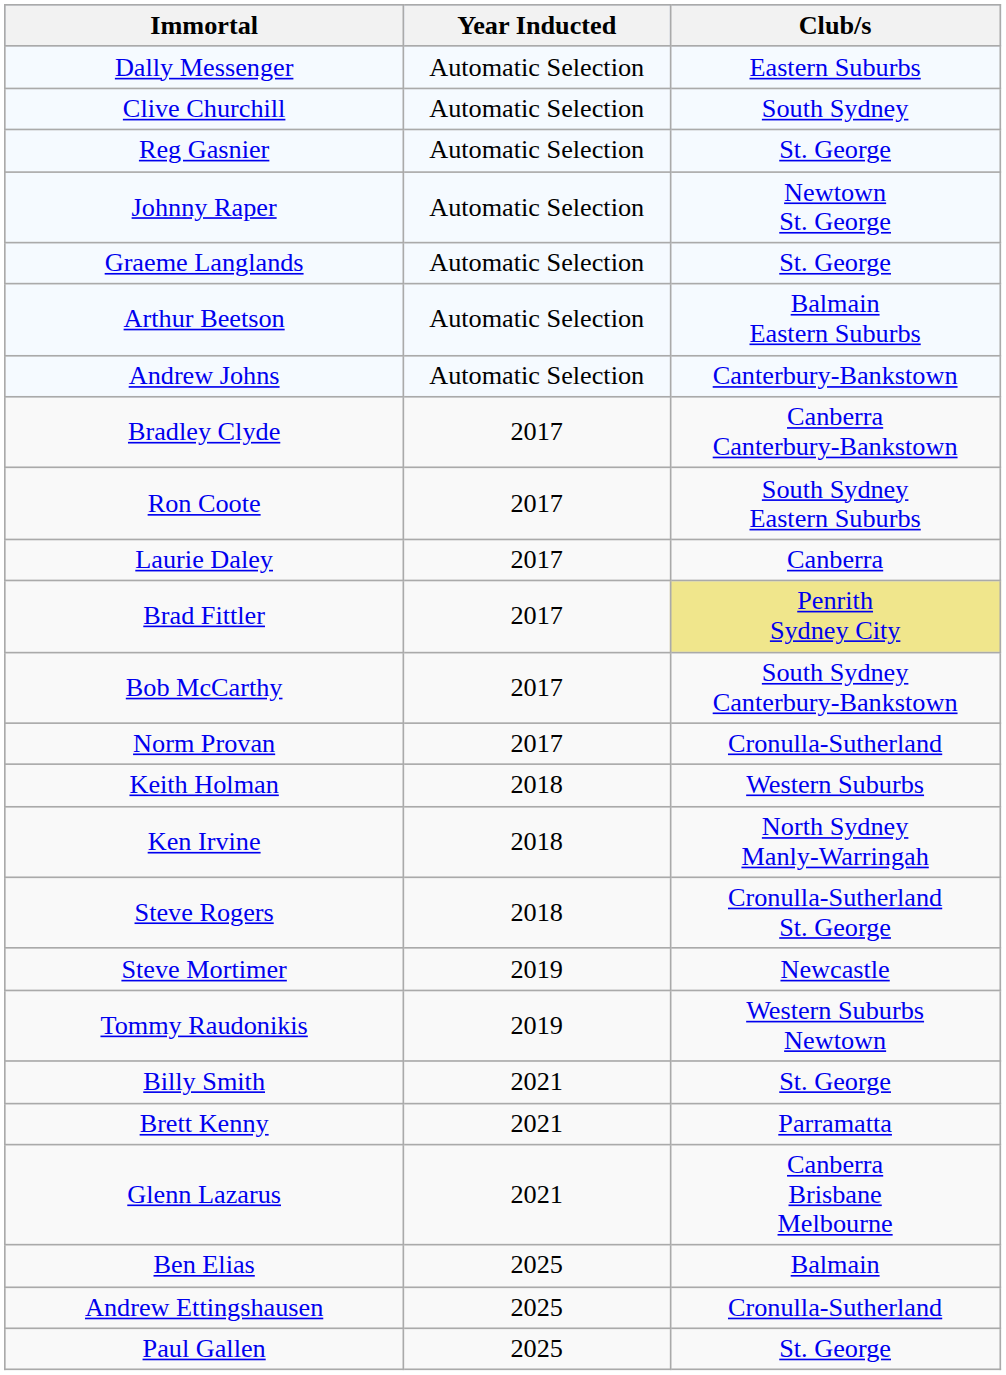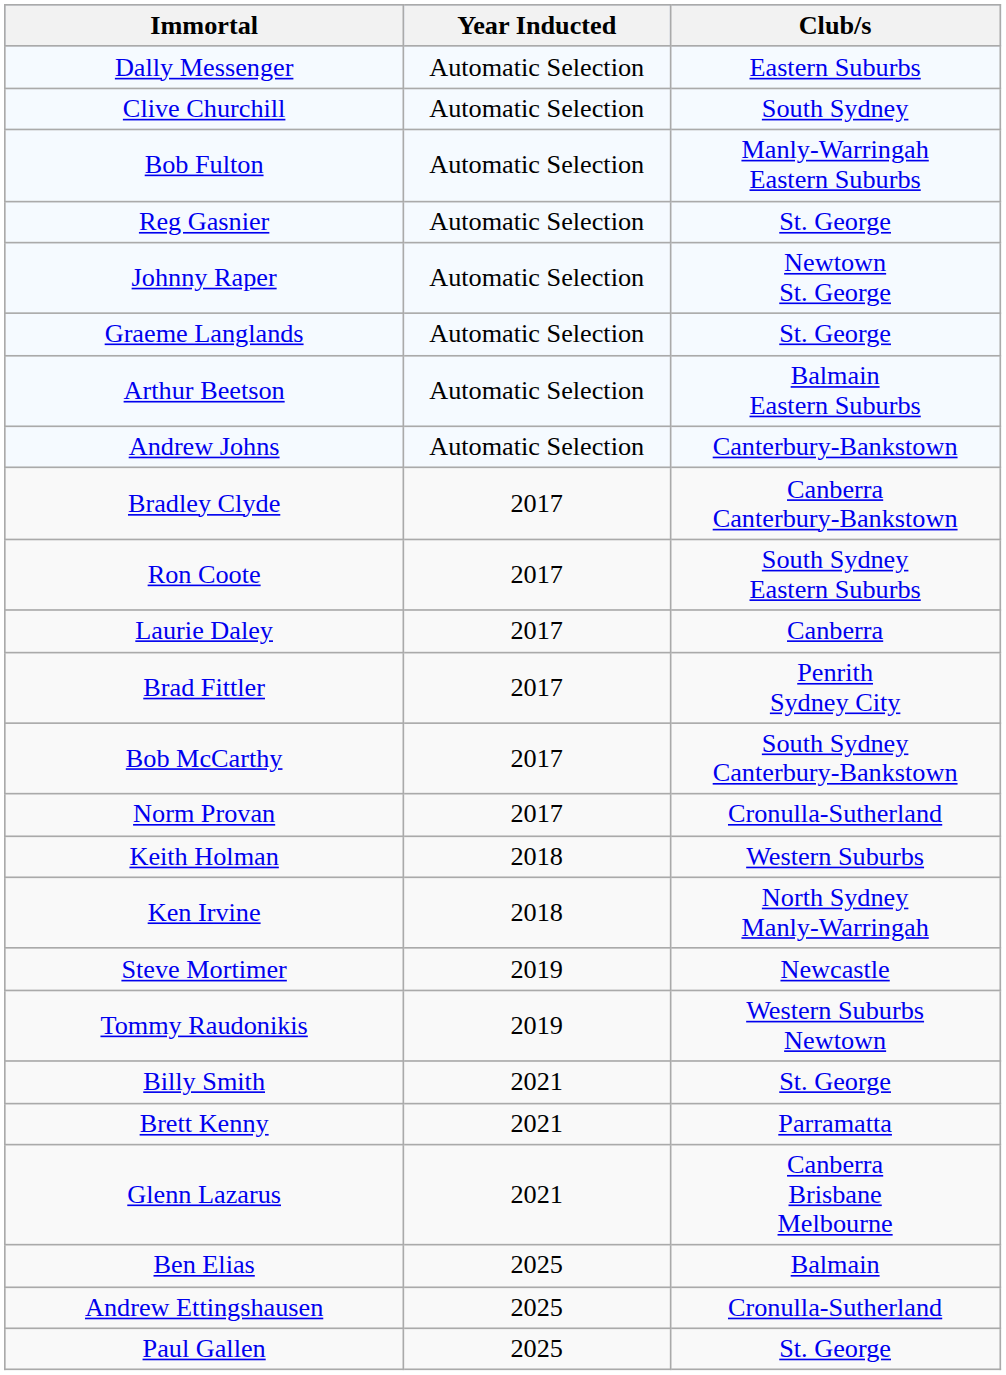+ row: (204, 164)
(835, 615) khaki background -> (835, 687) no background
- row: (204, 912)
